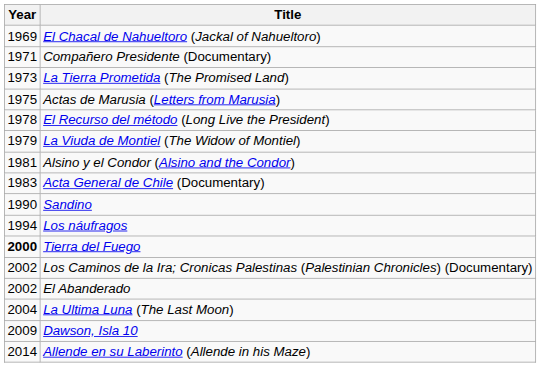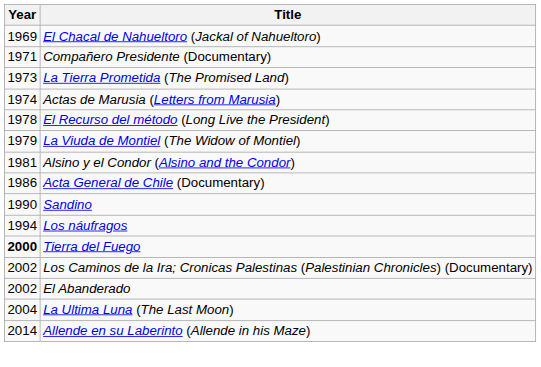(22, 99) 1975 -> (22, 99) 1974
(22, 183) 1983 -> (22, 183) 1986
- row: (90, 330)
